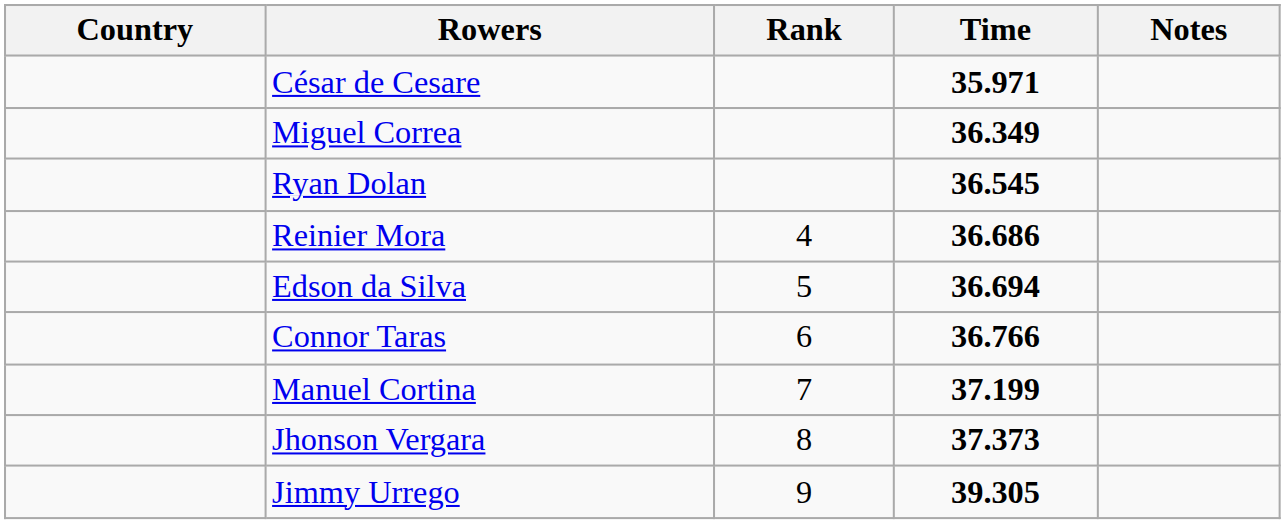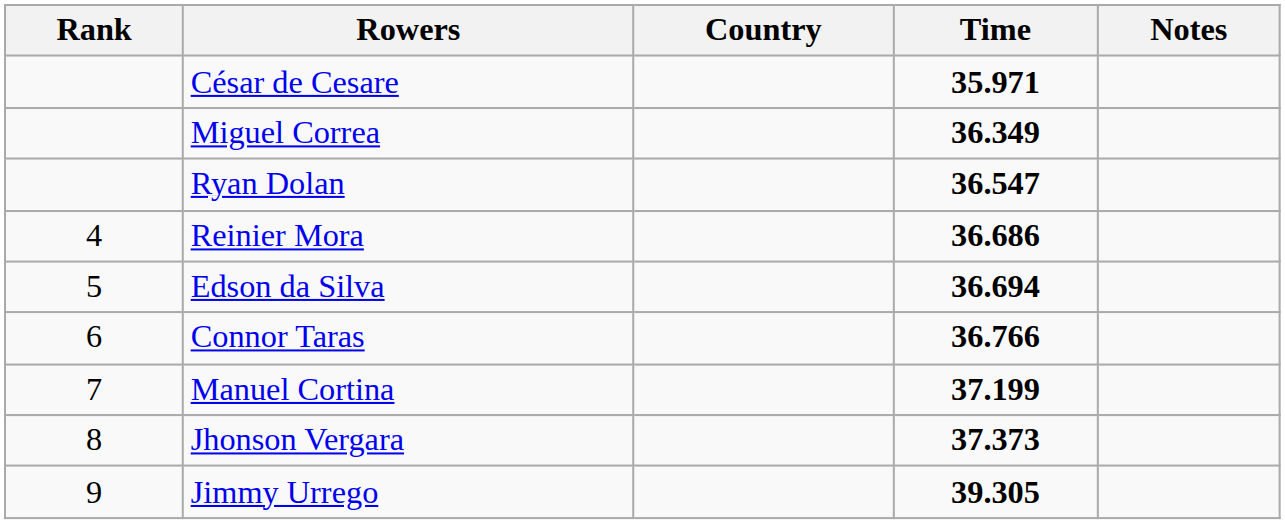columns swapped: (804, 30) <-> (135, 30)
(996, 183) 36.545 -> (996, 183) 36.547
